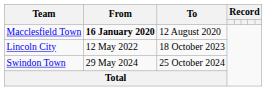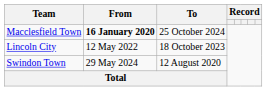(190, 32) 12 August 2020 -> (192, 32) 25 October 2024
(192, 63) 25 October 2024 -> (190, 63) 12 August 2020
